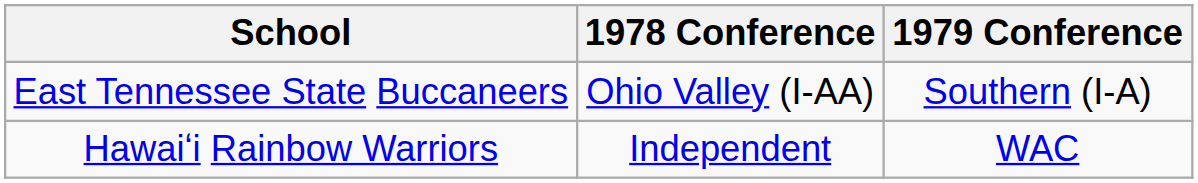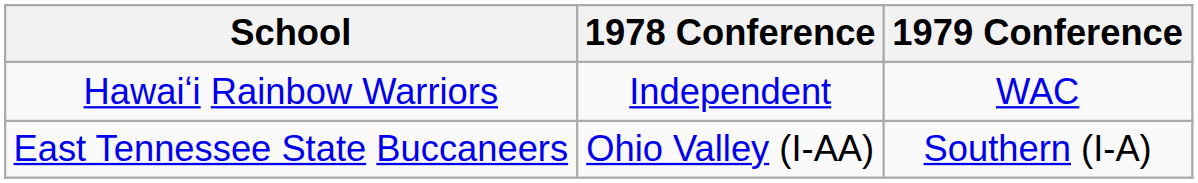rows swapped: (291, 90) <-> (291, 148)
